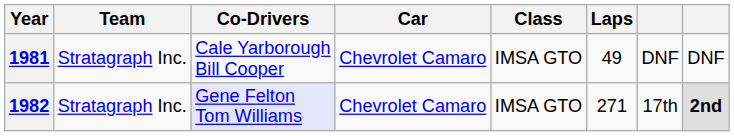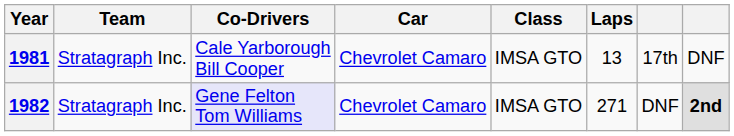(612, 58) 49 -> (612, 58) 13
(660, 58) DNF -> (660, 58) 17th
(660, 107) 17th -> (660, 107) DNF
